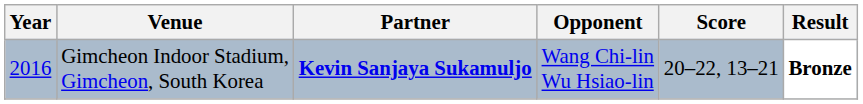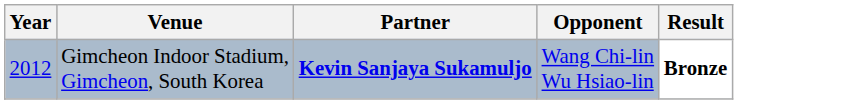- column: (721, 22)
(30, 68) 2016 -> (30, 68) 2012
